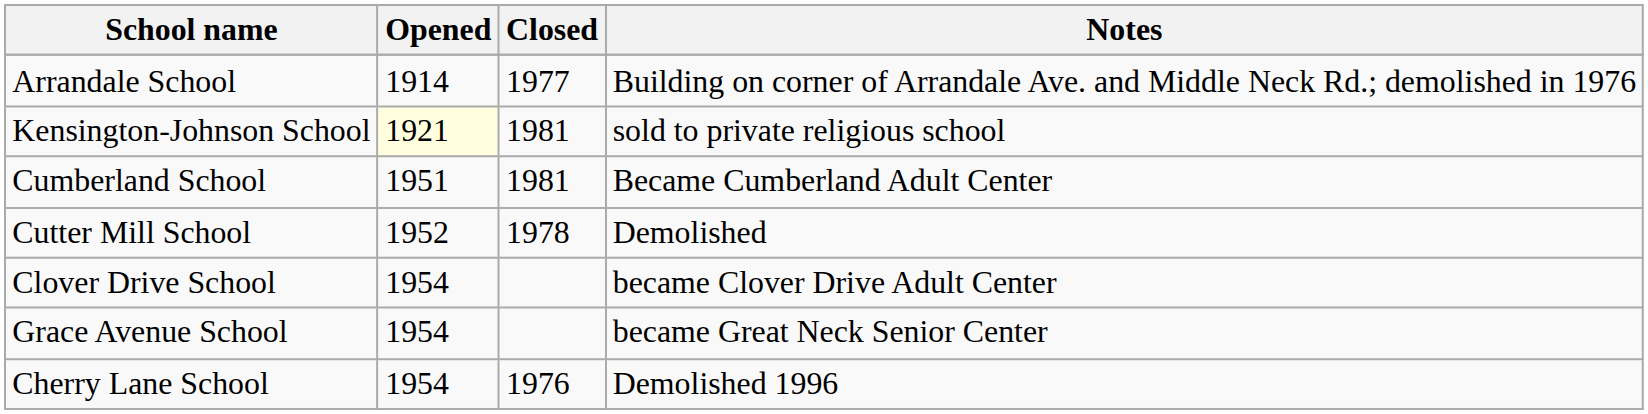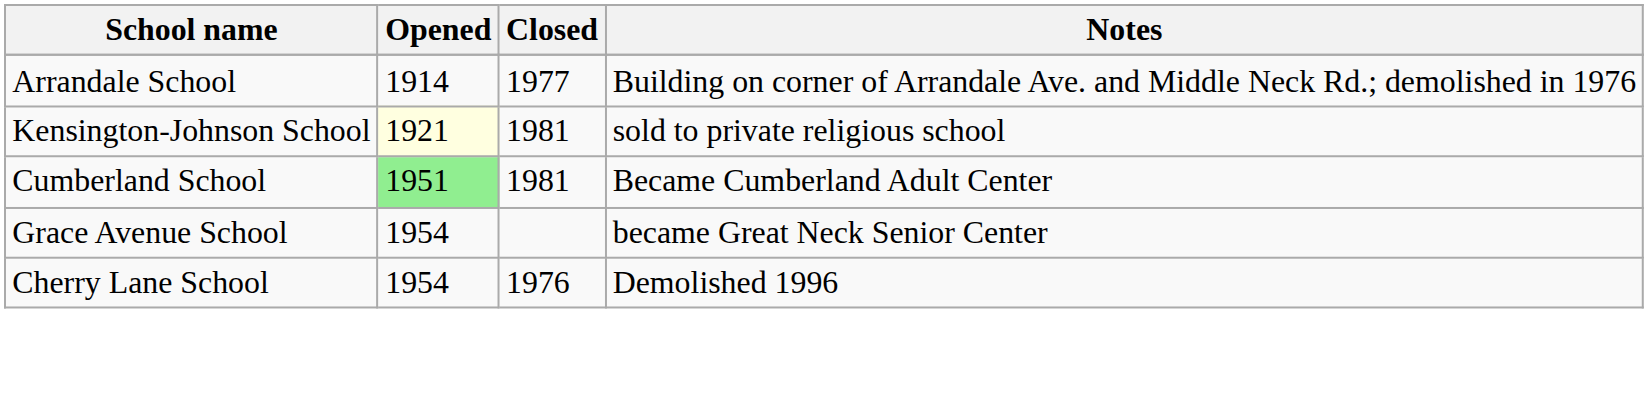(417, 181) no background -> (417, 181) lightgreen background
- row: (132, 231)
- row: (144, 282)
